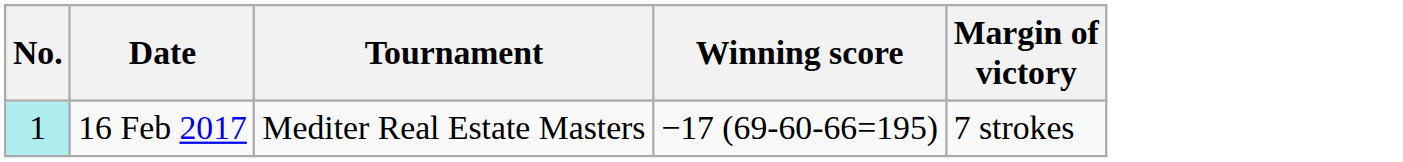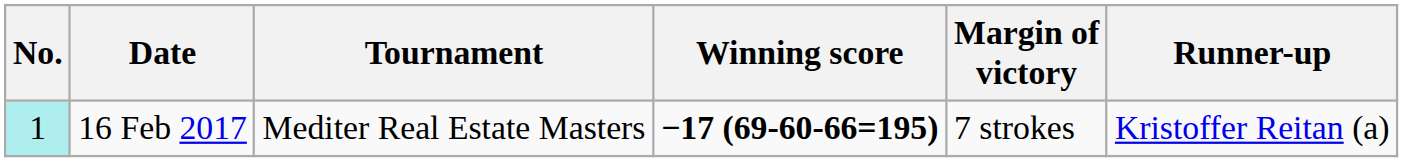+ column: (1252, 52)
(800, 128) normal -> (800, 128) bold
